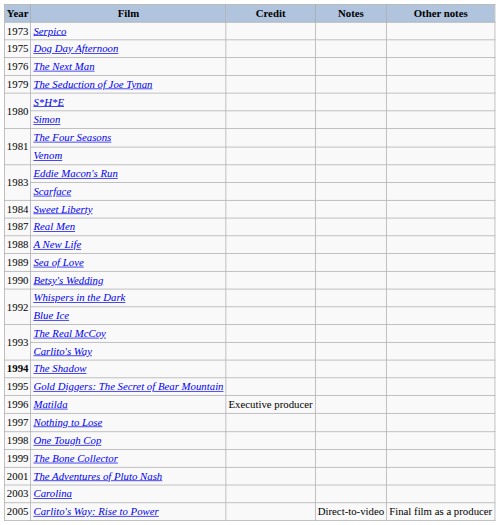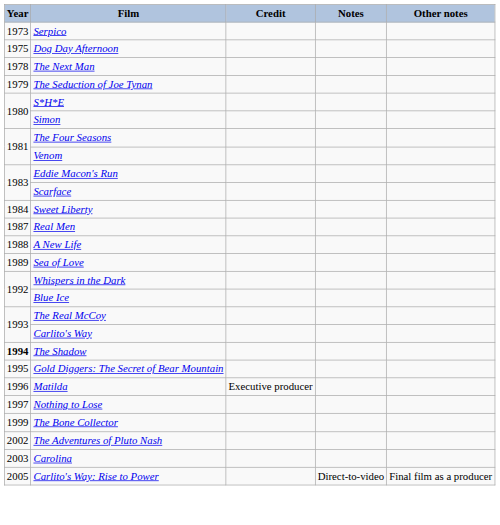(18, 66) 1976 -> (18, 66) 1978
- row: (68, 280)
- row: (67, 440)
(18, 476) 2001 -> (18, 440) 2002
